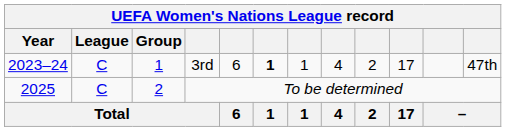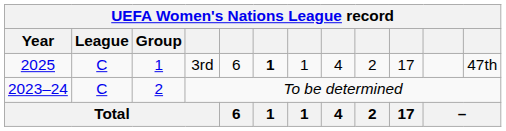(38, 65) 2023–24 -> (38, 65) 2025
(38, 89) 2025 -> (38, 89) 2023–24
